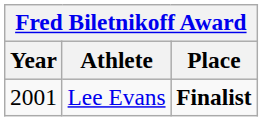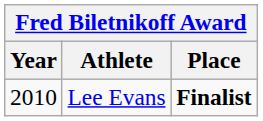(33, 97) 2001 -> (33, 97) 2010
